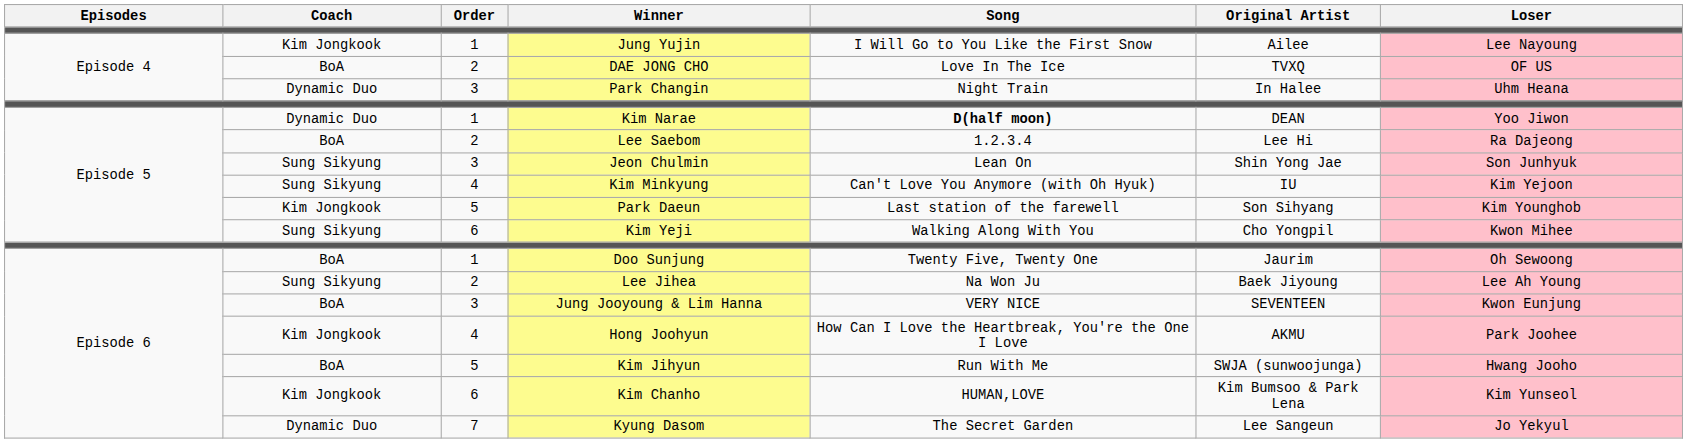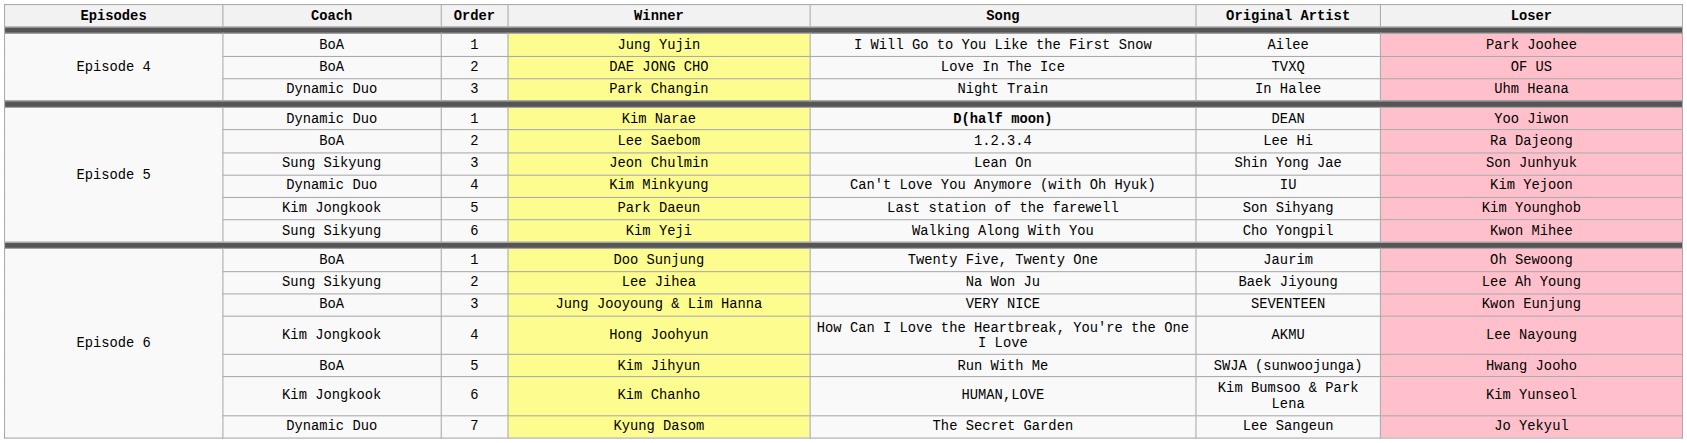(332, 45) Kim Jongkook -> (332, 45) BoA
(1531, 45) Lee Nayoung -> (1531, 45) Park Joohee
(332, 186) Sung Sikyung -> (332, 186) Dynamic Duo
(1531, 335) Park Joohee -> (1531, 335) Lee Nayoung
